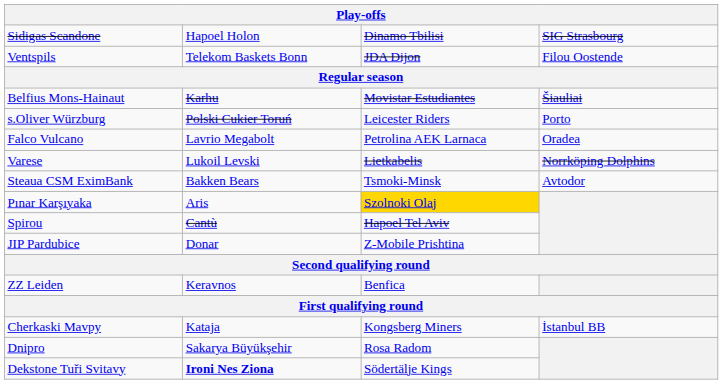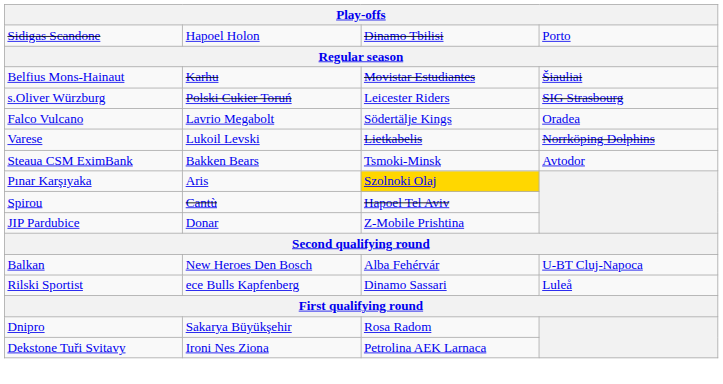(583, 35) SIG Strasbourg -> (556, 35) Porto
- row: (31, 56)
(556, 118) Porto -> (583, 98) SIG Strasbourg
(425, 139) Petrolina AEK Larnaca -> (408, 118) Södertälje Kings
+ row: (26, 264)
+ row: (45, 285)
- row: (35, 285)
- row: (54, 327)
(230, 368) bold -> (227, 347) normal
(408, 368) Södertälje Kings -> (425, 347) Petrolina AEK Larnaca
